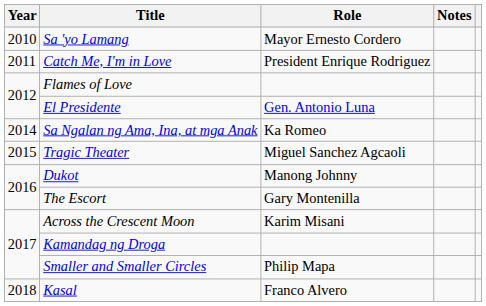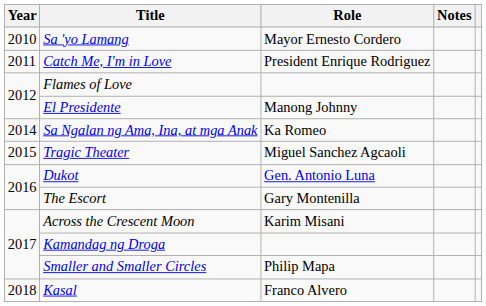(320, 107) Gen. Antonio Luna -> (311, 107) Manong Johnny
(311, 175) Manong Johnny -> (320, 175) Gen. Antonio Luna
